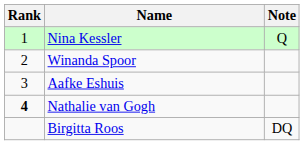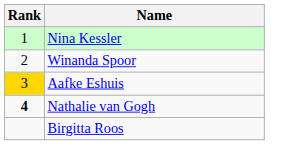- column: (282, 15)
(24, 83) no background -> (24, 83) gold background
